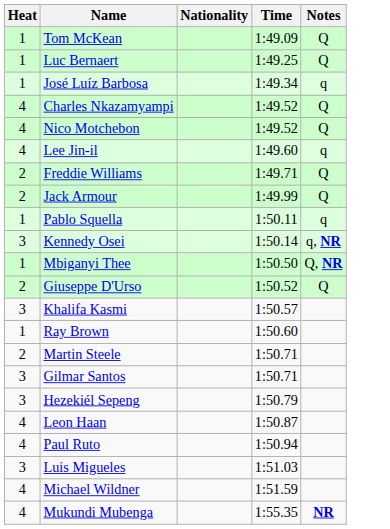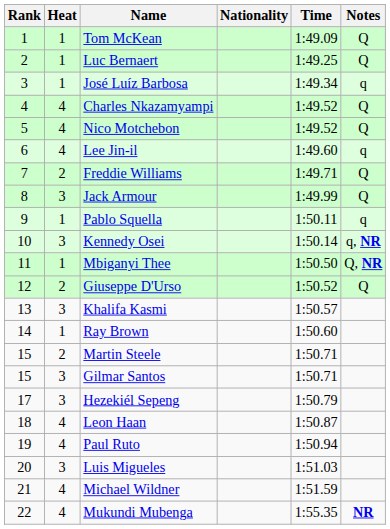+ column: (24, 15)
(22, 196) 2 -> (62, 196) 3
